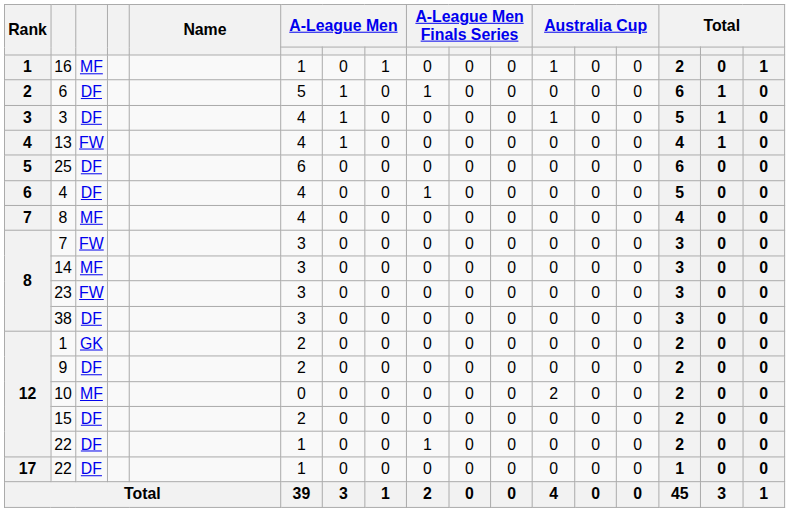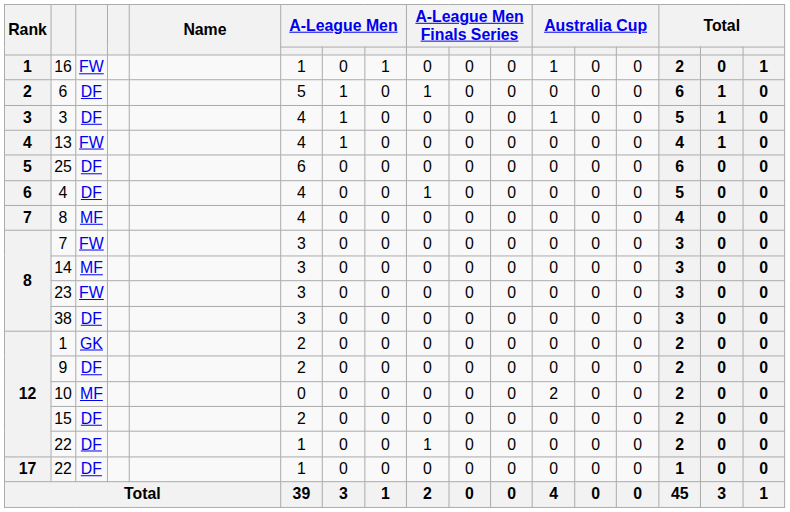(91, 67) MF -> (91, 67) FW
